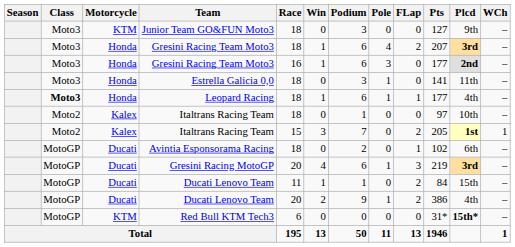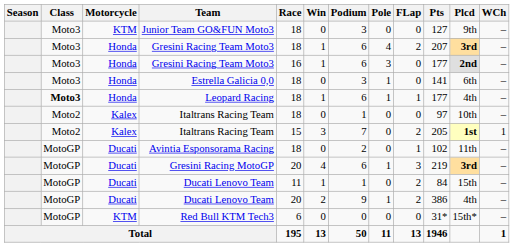(469, 81) 11th -> (470, 81) 6th
(471, 149) 6th -> (468, 149) 11th
(465, 217) bold -> (465, 217) normal
